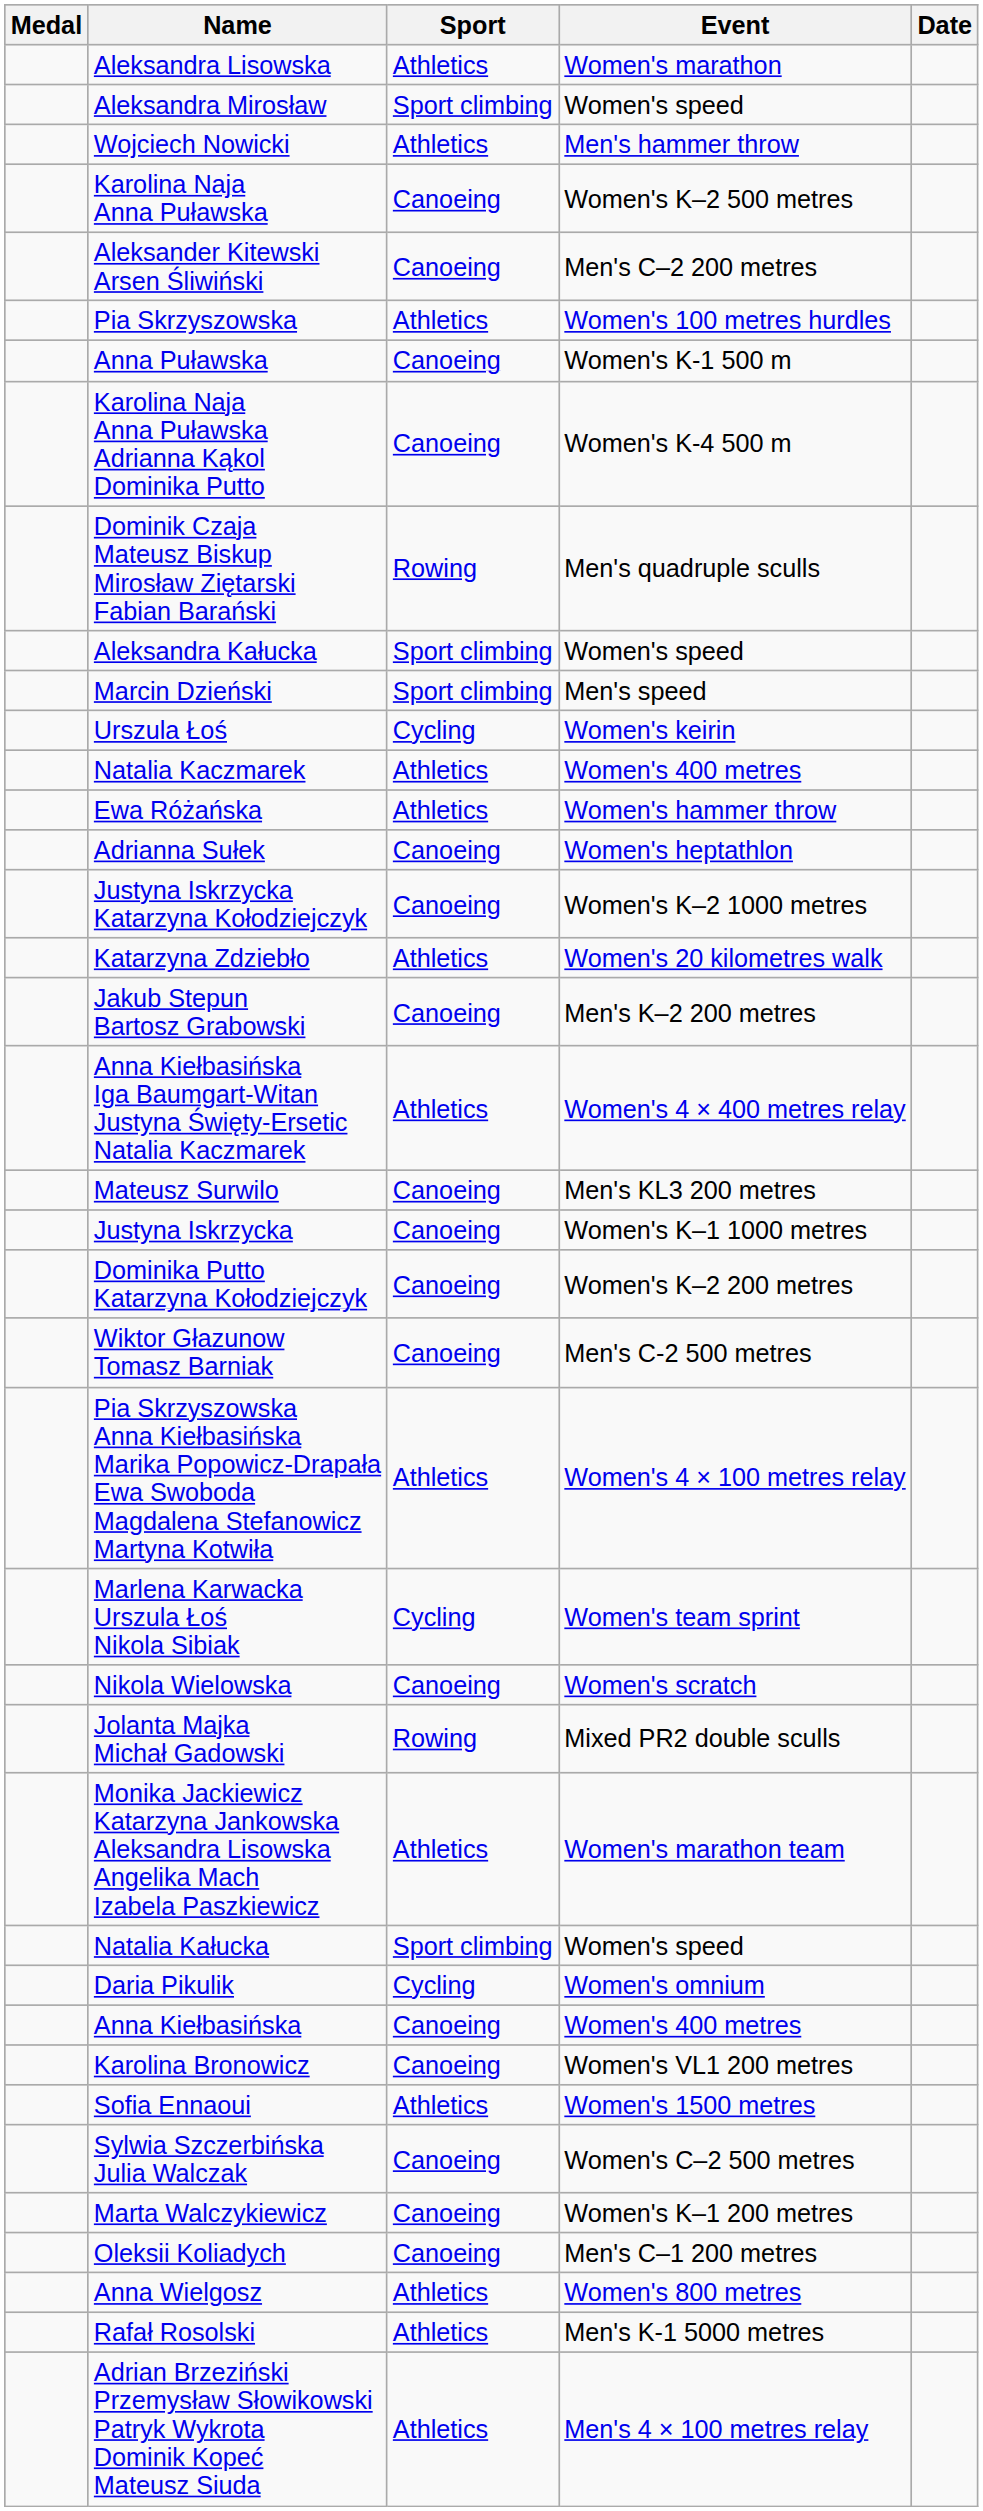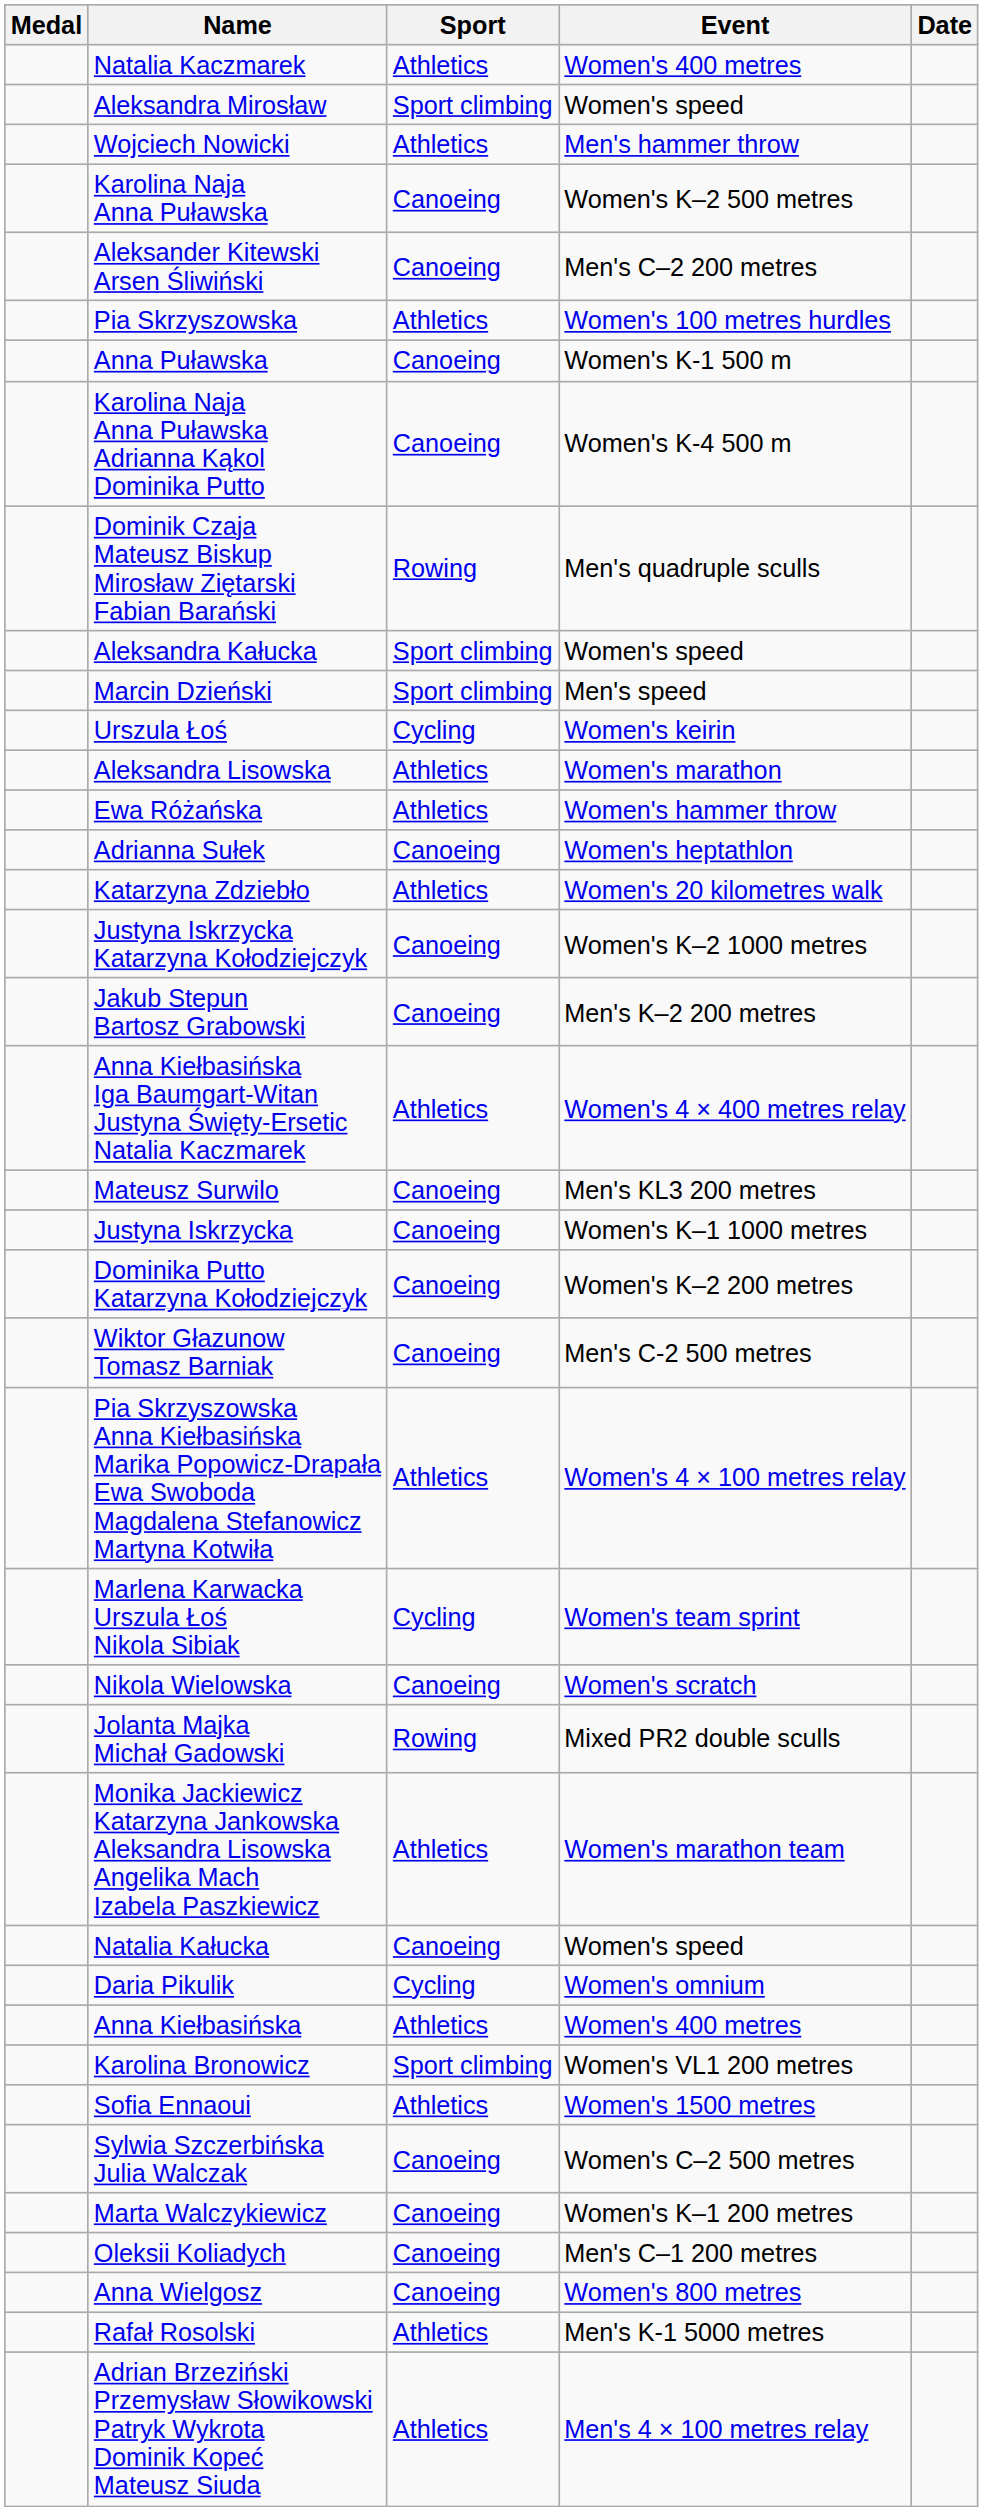rows swapped: (212, 65) <-> (200, 770)
rows swapped: (230, 904) <-> (202, 958)
(473, 1945) Sport climbing -> (447, 1945) Canoeing
(447, 2025) Canoeing -> (441, 2025) Athletics
(447, 2065) Canoeing -> (473, 2065) Sport climbing
(441, 2293) Athletics -> (447, 2293) Canoeing
